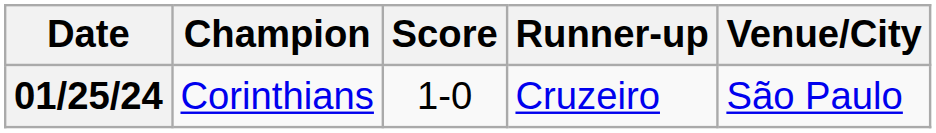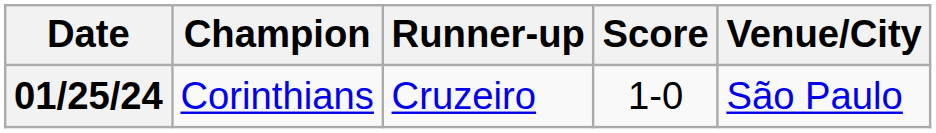columns swapped: (445, 34) <-> (612, 34)
